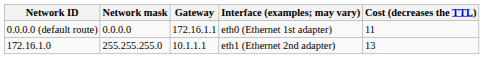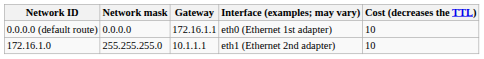(370, 29) 11 -> (370, 29) 10
(370, 45) 13 -> (370, 45) 10
